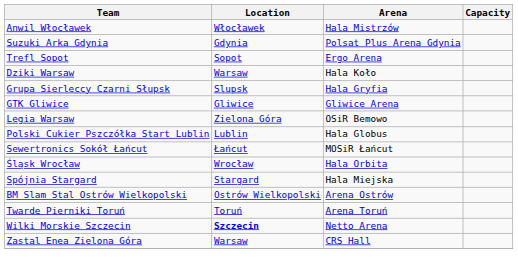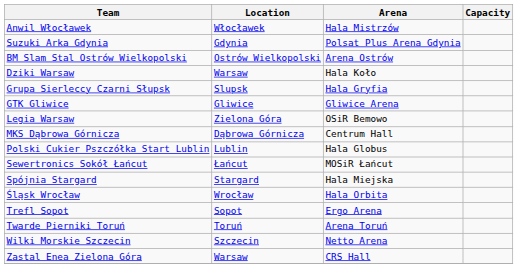rows swapped: (97, 195) <-> (38, 58)
+ row: (63, 134)
rows swapped: (43, 165) <-> (52, 180)
(236, 226) bold -> (236, 241) normal
